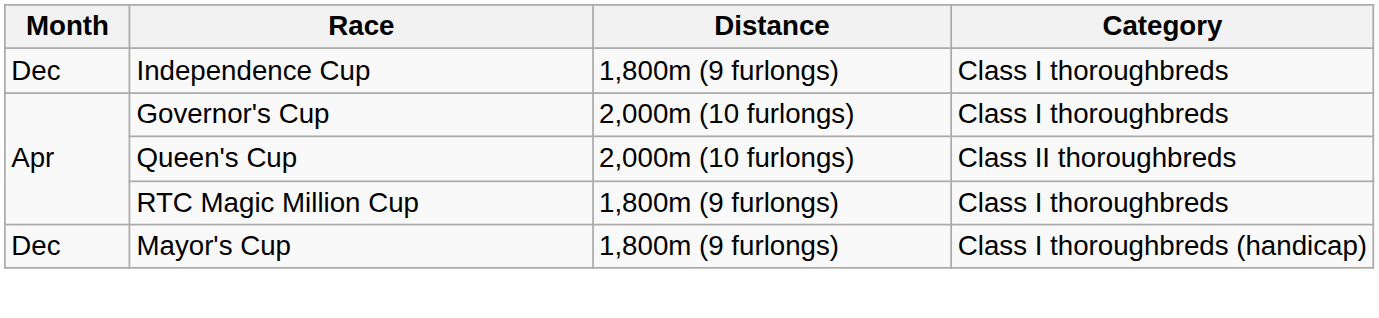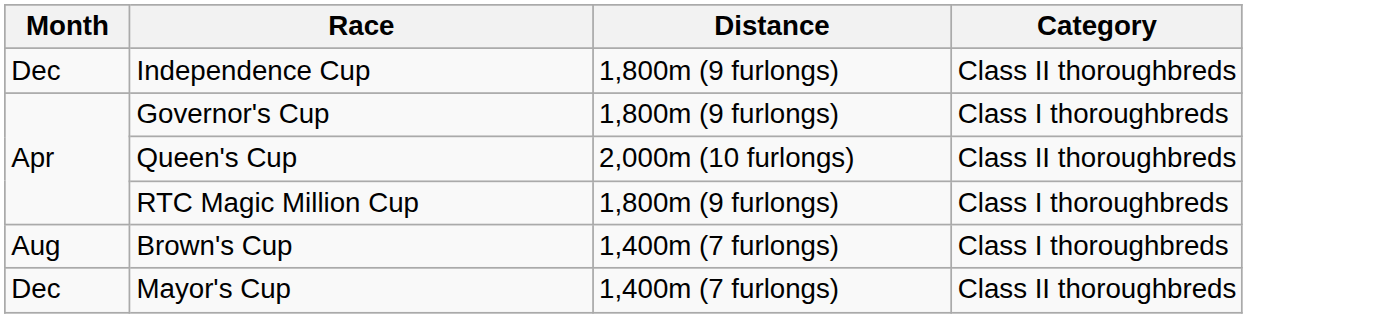(1093, 70) Class I thoroughbreds -> (1097, 70) Class II thoroughbreds
(727, 114) 2,000m (10 furlongs) -> (719, 114) 1,800m (9 furlongs)
+ row: (214, 245)
(719, 245) 1,800m (9 furlongs) -> (719, 289) 1,400m (7 furlongs)
(1162, 245) Class I thoroughbreds (handicap) -> (1097, 289) Class II thoroughbreds
